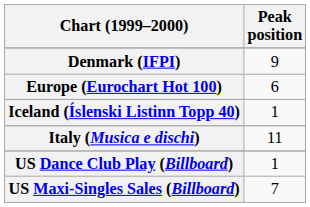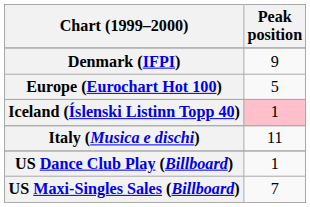(275, 86) 6 -> (275, 86) 5
(275, 112) no background -> (275, 112) pink background
